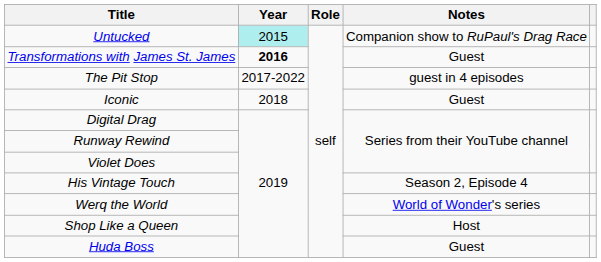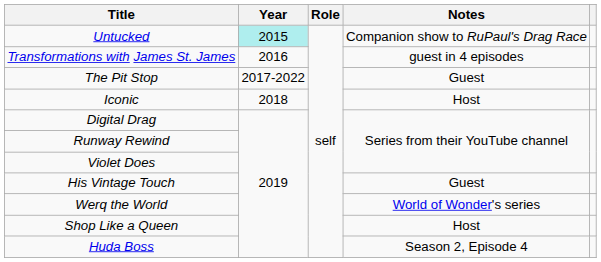(273, 57) bold -> (273, 57) normal
(466, 57) Guest -> (466, 57) guest in 4 episodes
(466, 78) guest in 4 episodes -> (466, 78) Guest
(466, 99) Guest -> (466, 99) Host
(466, 183) Season 2, Episode 4 -> (466, 183) Guest
(466, 246) Guest -> (466, 246) Season 2, Episode 4
